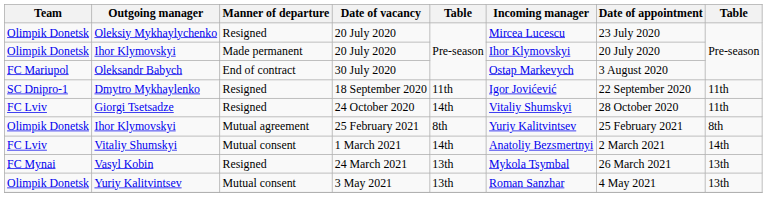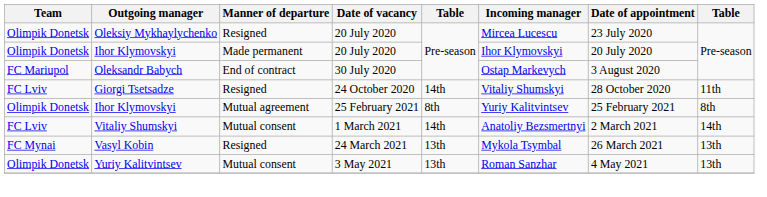- row: (147, 88)
